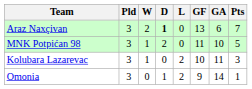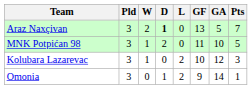(219, 28) 6 -> (219, 28) 5
(219, 60) 11 -> (219, 60) 12
